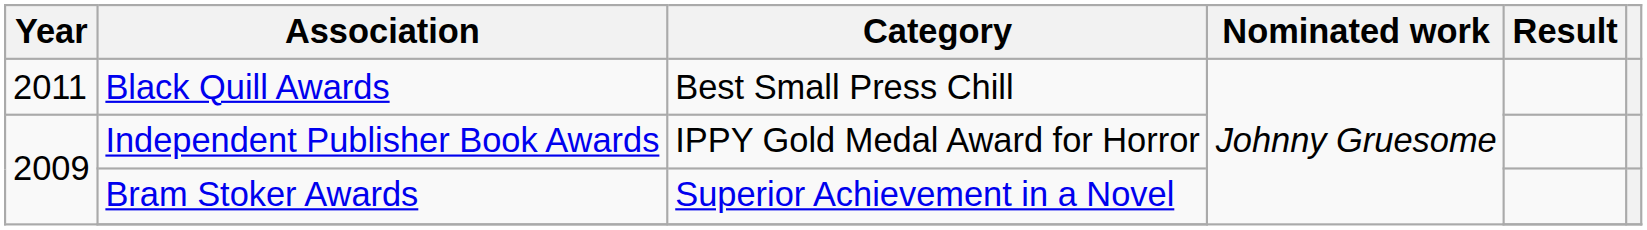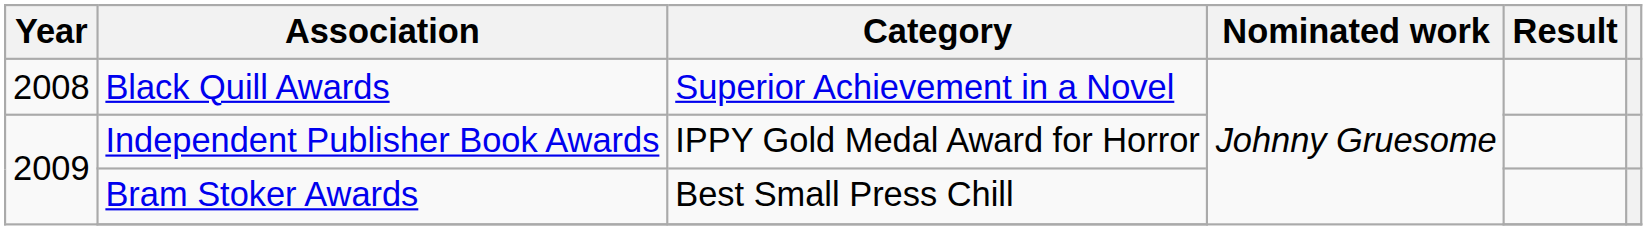(50, 86) 2011 -> (51, 86) 2008
(844, 86) Best Small Press Chill -> (925, 86) Superior Achievement in a Novel
(925, 195) Superior Achievement in a Novel -> (844, 195) Best Small Press Chill
